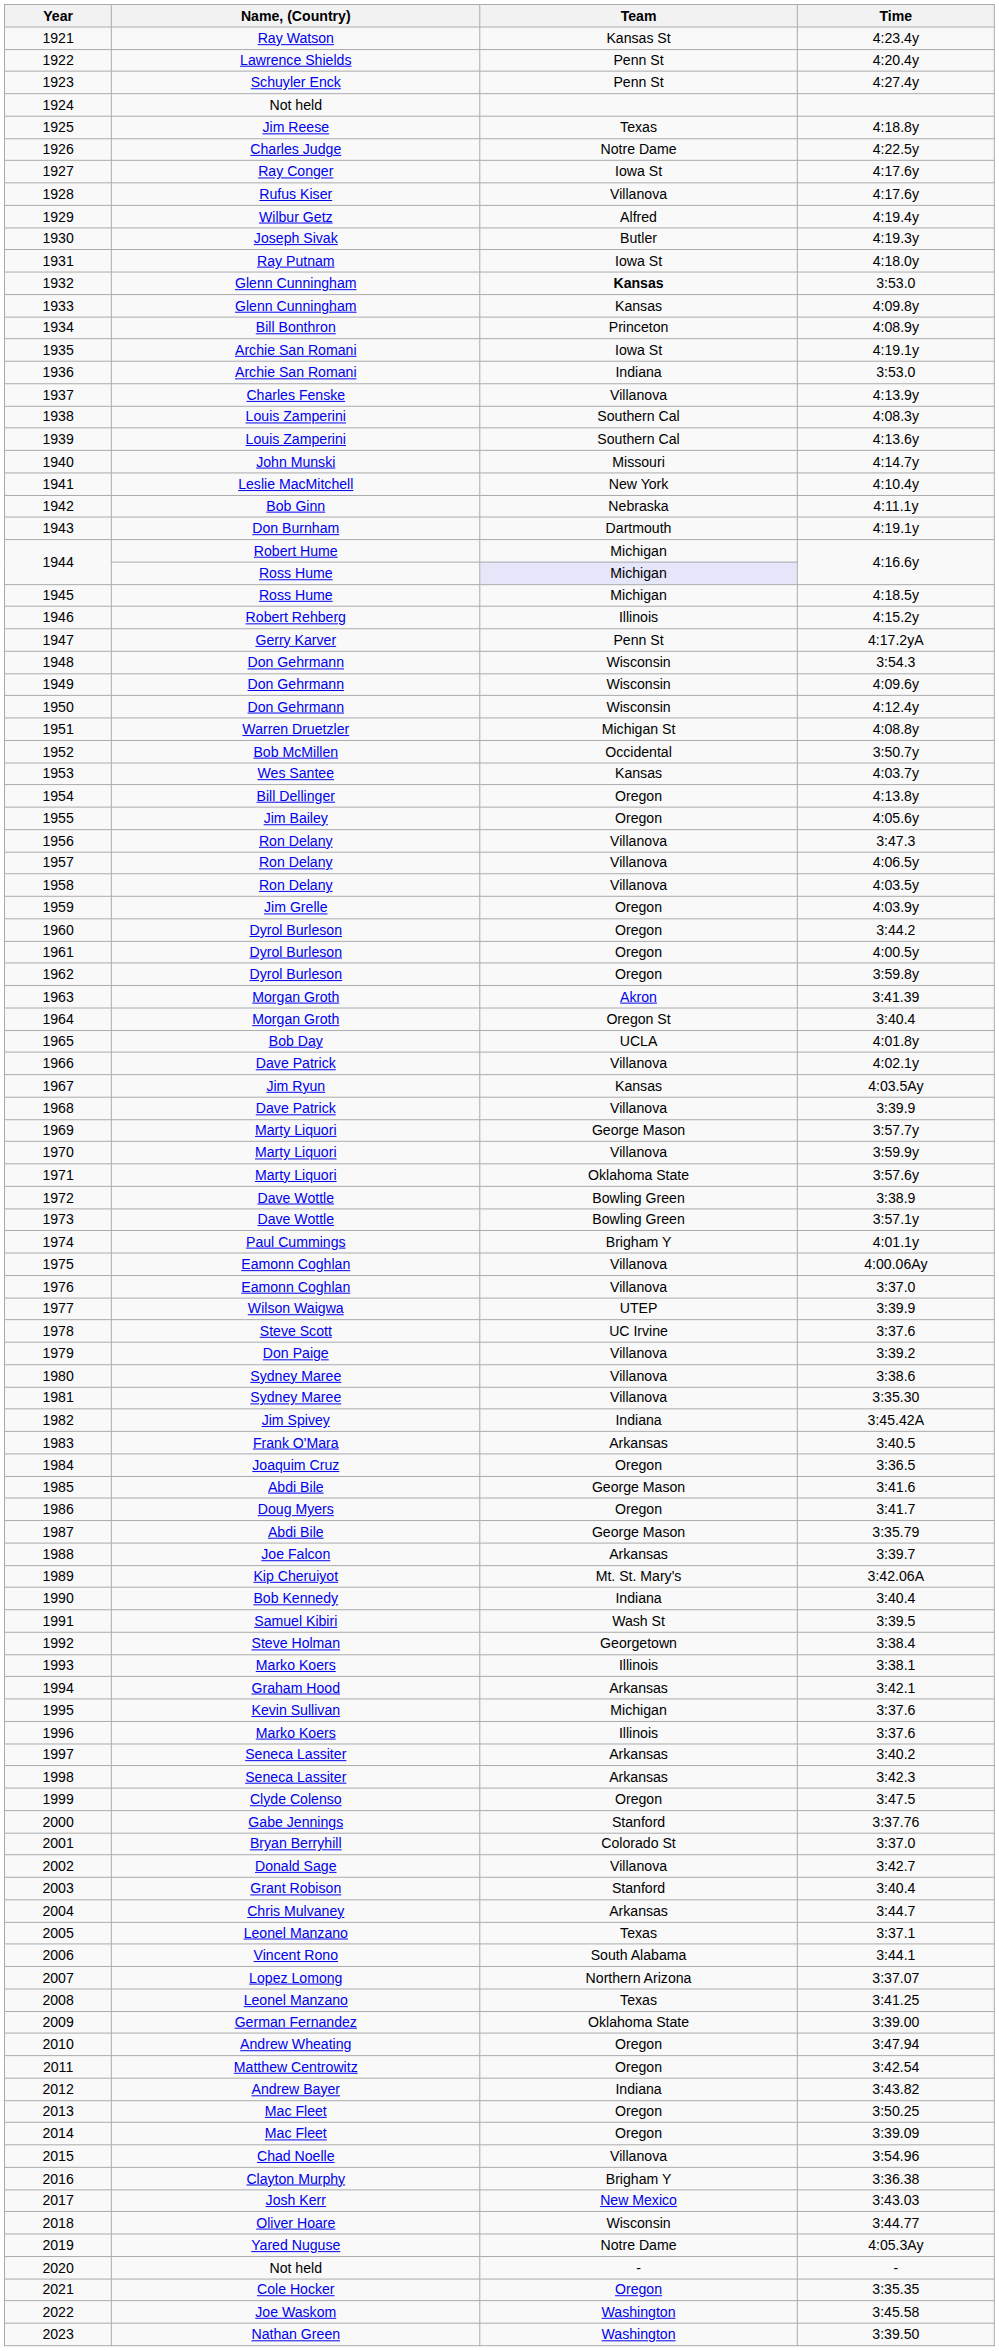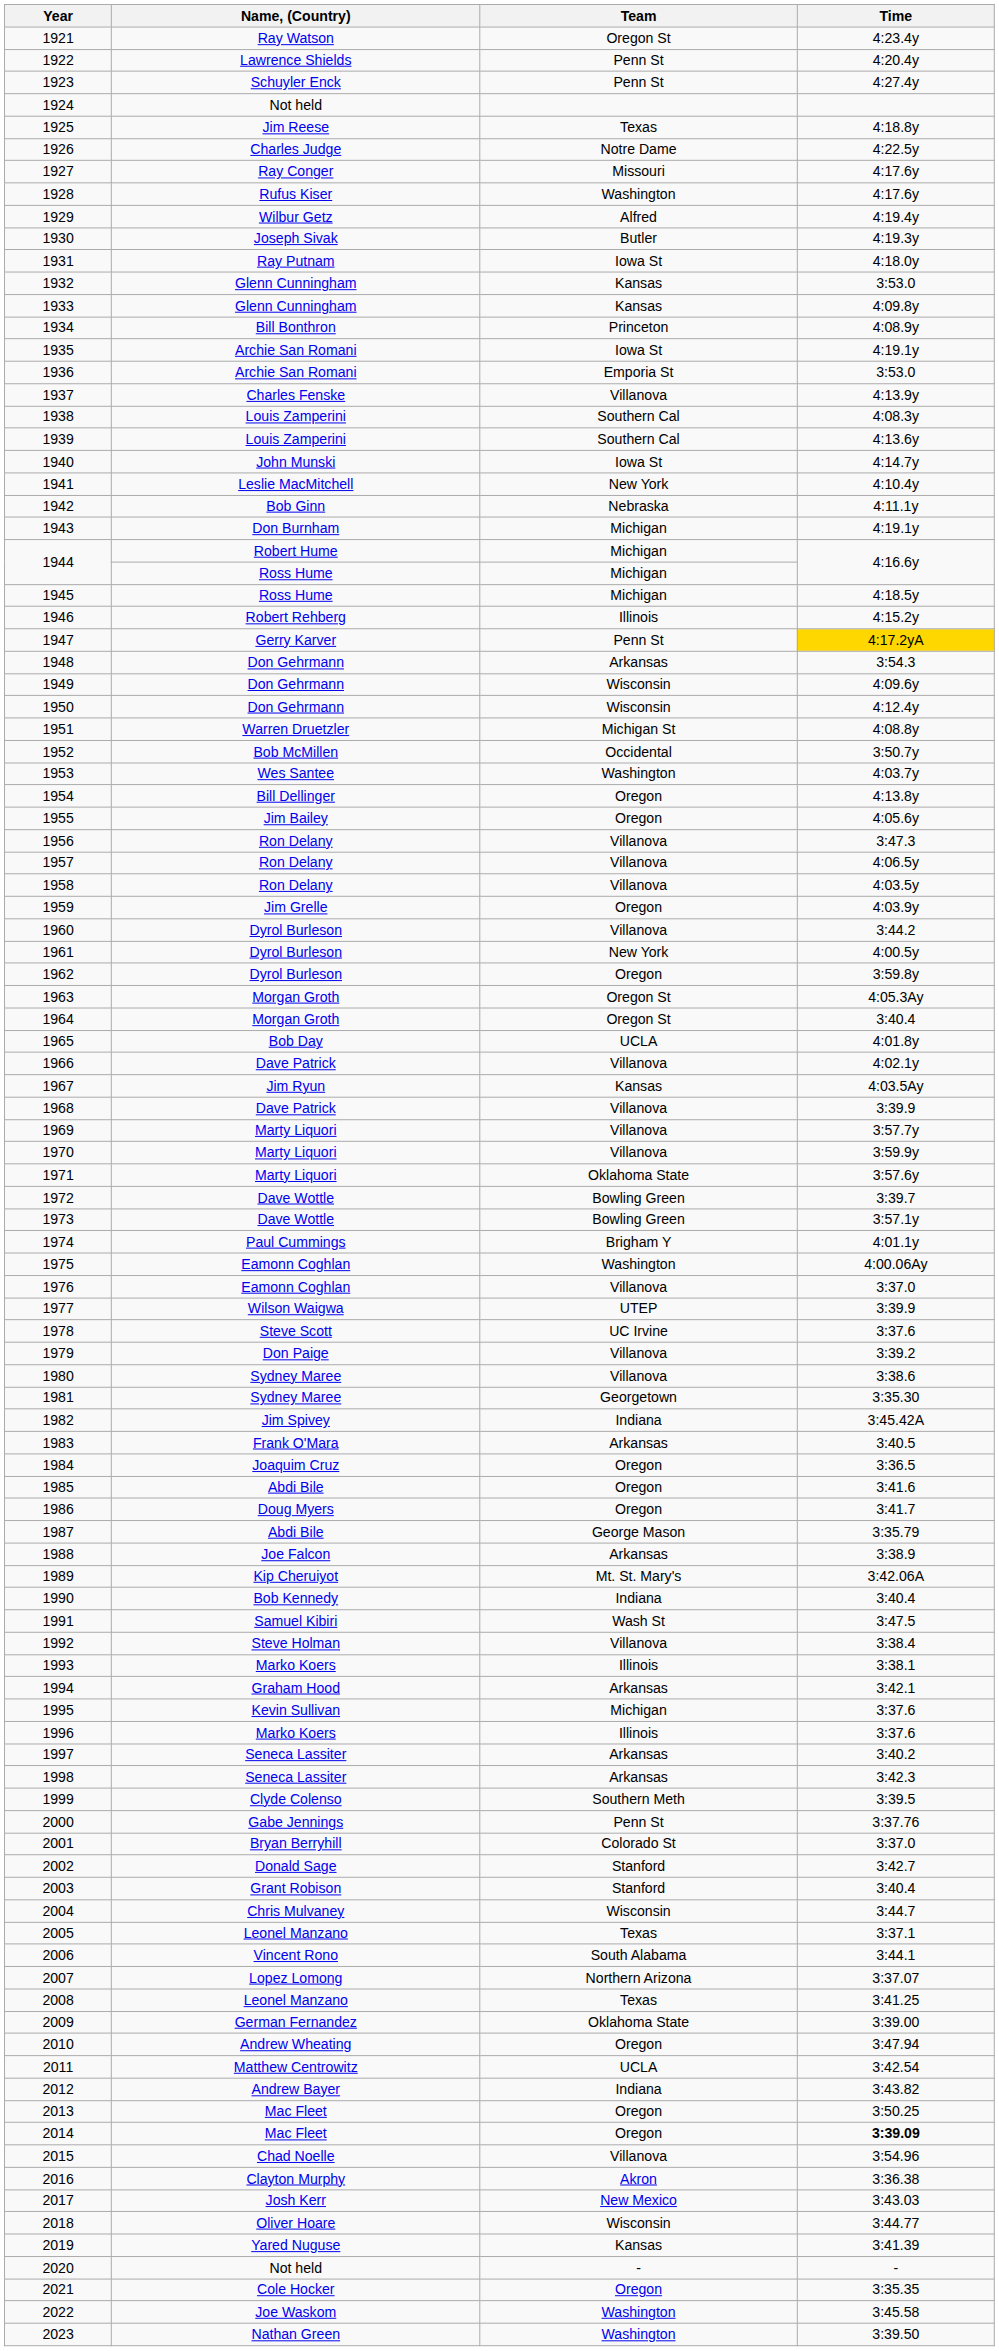(639, 38) Kansas St -> (639, 38) Oregon St
(639, 172) Iowa St -> (639, 172) Missouri
(639, 194) Villanova -> (639, 194) Washington
(639, 284) bold -> (639, 284) normal
(639, 373) Indiana -> (639, 373) Emporia St
(639, 462) Missouri -> (639, 462) Iowa St
(639, 529) Dartmouth -> (639, 529) Michigan
(639, 573) lavender background -> (639, 573) no background
(896, 640) no background -> (896, 640) gold background
(639, 663) Wisconsin -> (639, 663) Arkansas
(639, 774) Kansas -> (639, 774) Washington
(639, 930) Oregon -> (639, 930) Villanova
(639, 952) Oregon -> (639, 952) New York
(639, 997) Akron -> (639, 997) Oregon St
(896, 997) 3:41.39 -> (896, 997) 4:05.3Ay
(639, 1131) George Mason -> (639, 1131) Villanova
(896, 1198) 3:38.9 -> (896, 1198) 3:39.7
(639, 1265) Villanova -> (639, 1265) Washington
(639, 1398) Villanova -> (639, 1398) Georgetown
(639, 1487) George Mason -> (639, 1487) Oregon
(896, 1554) 3:39.7 -> (896, 1554) 3:38.9
(896, 1621) 3:39.5 -> (896, 1621) 3:47.5
(639, 1644) Georgetown -> (639, 1644) Villanova
(639, 1800) Oregon -> (639, 1800) Southern Meth
(896, 1800) 3:47.5 -> (896, 1800) 3:39.5
(639, 1822) Stanford -> (639, 1822) Penn St
(639, 1867) Villanova -> (639, 1867) Stanford
(639, 1911) Arkansas -> (639, 1911) Wisconsin
(639, 2067) Oregon -> (639, 2067) UCLA
(896, 2134) normal -> (896, 2134) bold
(639, 2179) Brigham Y -> (639, 2179) Akron
(639, 2246) Notre Dame -> (639, 2246) Kansas
(896, 2246) 4:05.3Ay -> (896, 2246) 3:41.39
